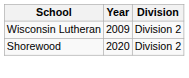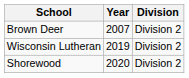+ row: (35, 30)
(118, 30) 2009 -> (118, 47) 2019
